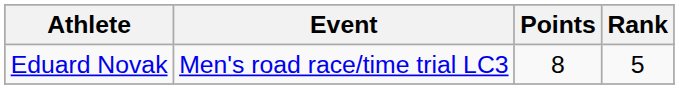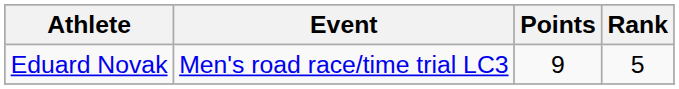(558, 64) 8 -> (558, 64) 9
